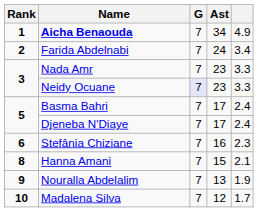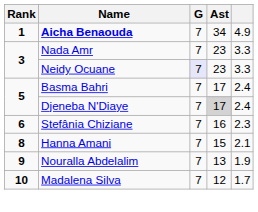- row: (85, 51)
(219, 125) no background -> (219, 106) lightgrey background
